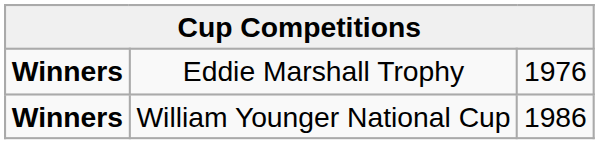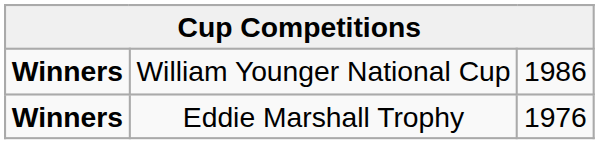rows swapped: (323, 116) <-> (323, 72)
